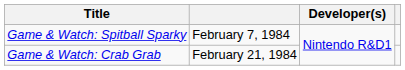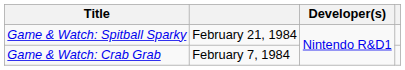(241, 34) February 7, 1984 -> (245, 34) February 21, 1984
(245, 55) February 21, 1984 -> (241, 55) February 7, 1984
